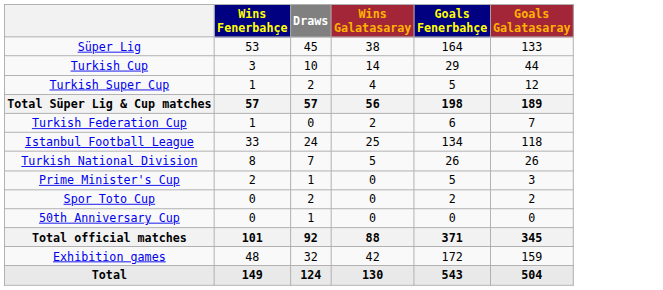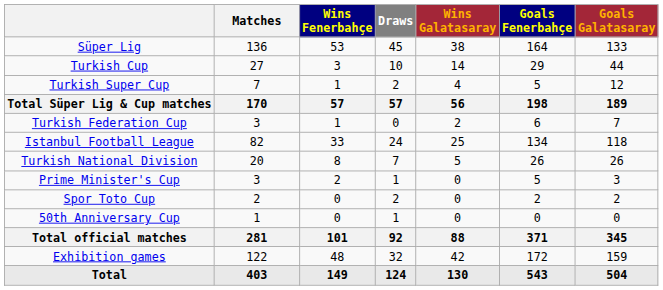+ column: (257, 21)
